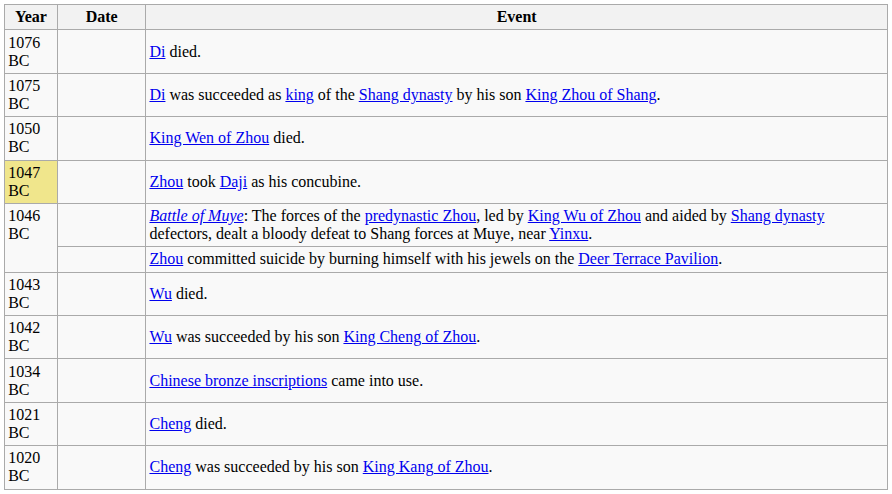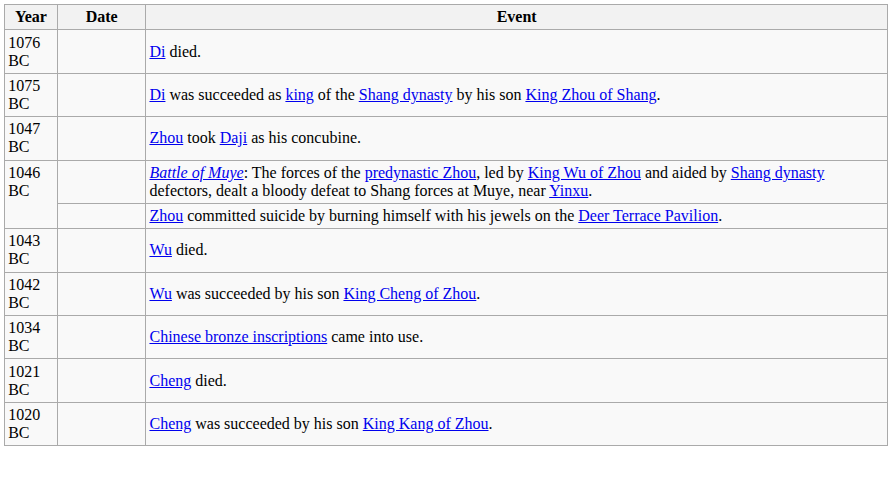- row: (227, 138)
(24, 181) khaki background -> (24, 138) no background
